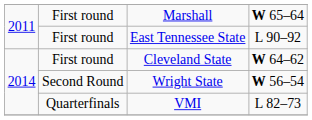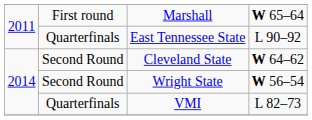(83, 37) First round -> (83, 37) Quarterfinals
(83, 59) First round -> (83, 59) Second Round
